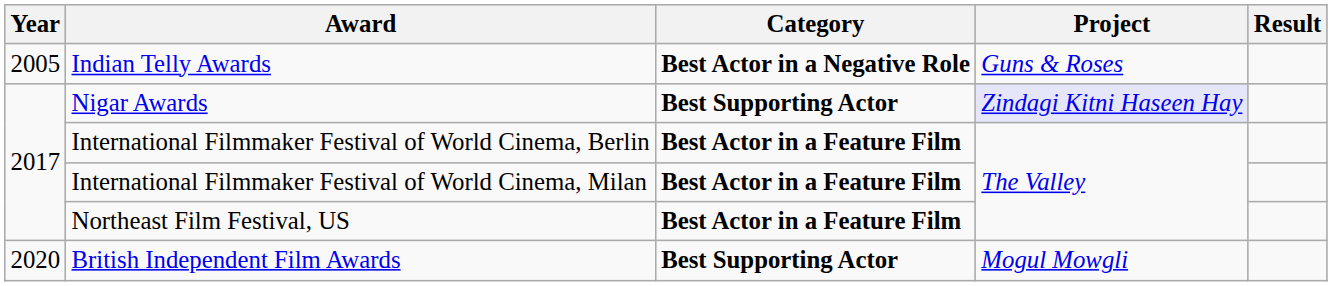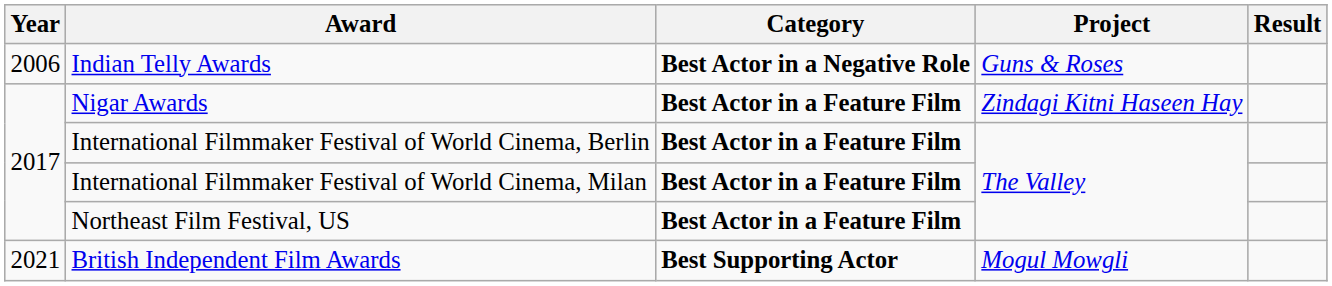(35, 63) 2005 -> (35, 63) 2006
(780, 102) Best Supporting Actor -> (811, 102) Best Actor in a Feature Film
(1112, 102) lavender background -> (1112, 102) no background
(35, 260) 2020 -> (35, 260) 2021
